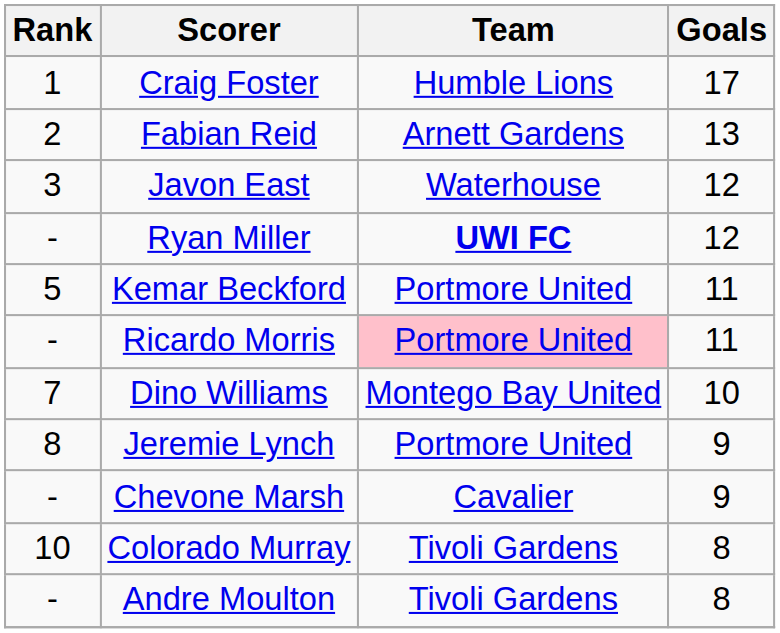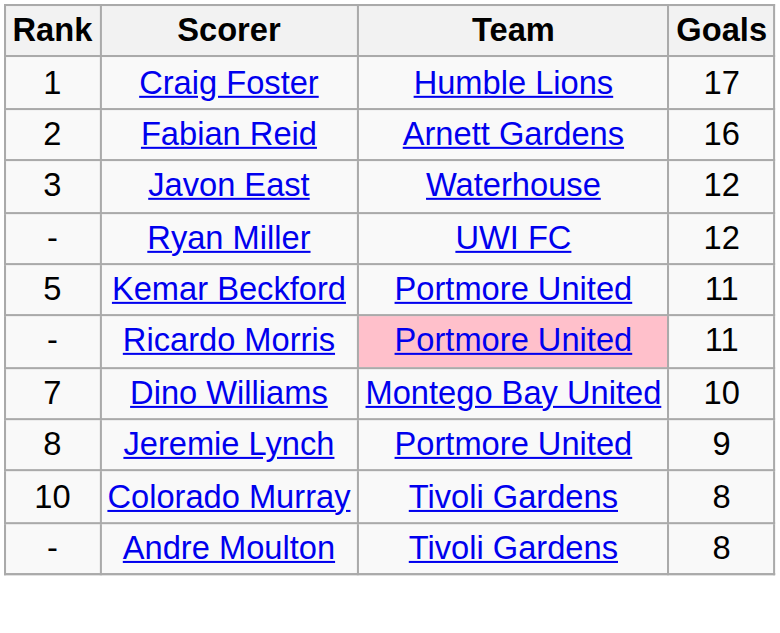(722, 133) 13 -> (722, 133) 16
(513, 237) bold -> (513, 237) normal
- row: (229, 496)
